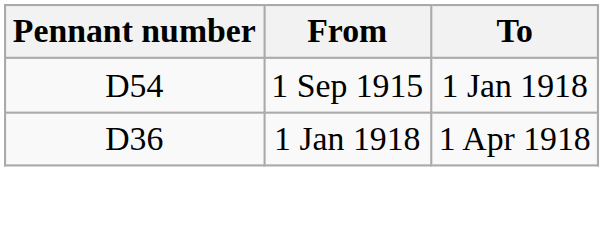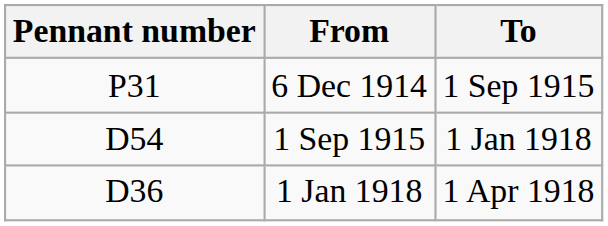+ row: (349, 84)
